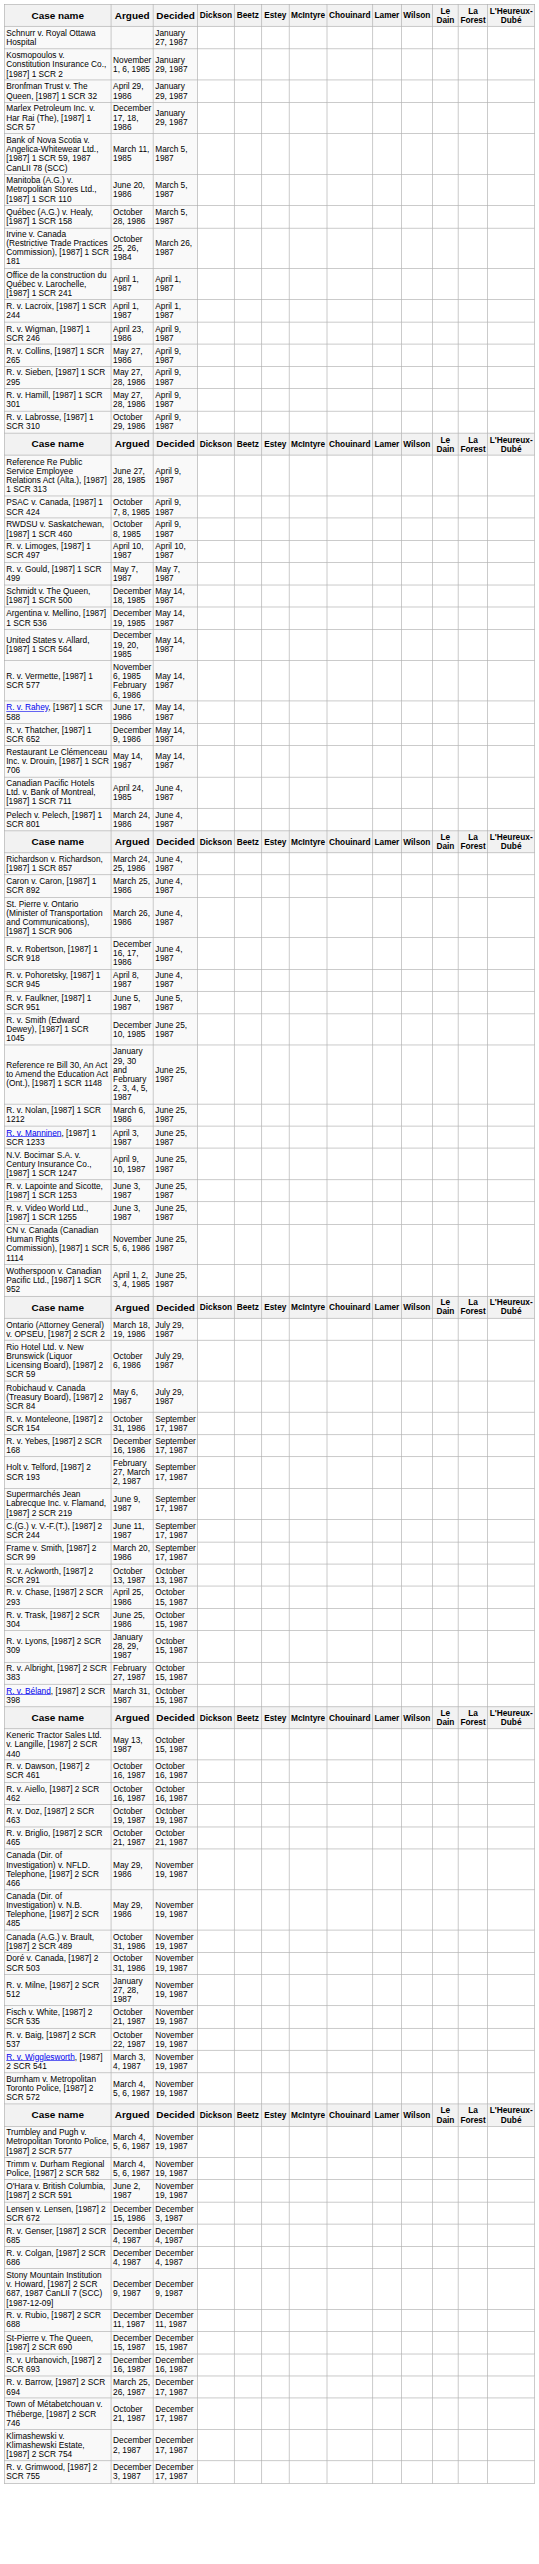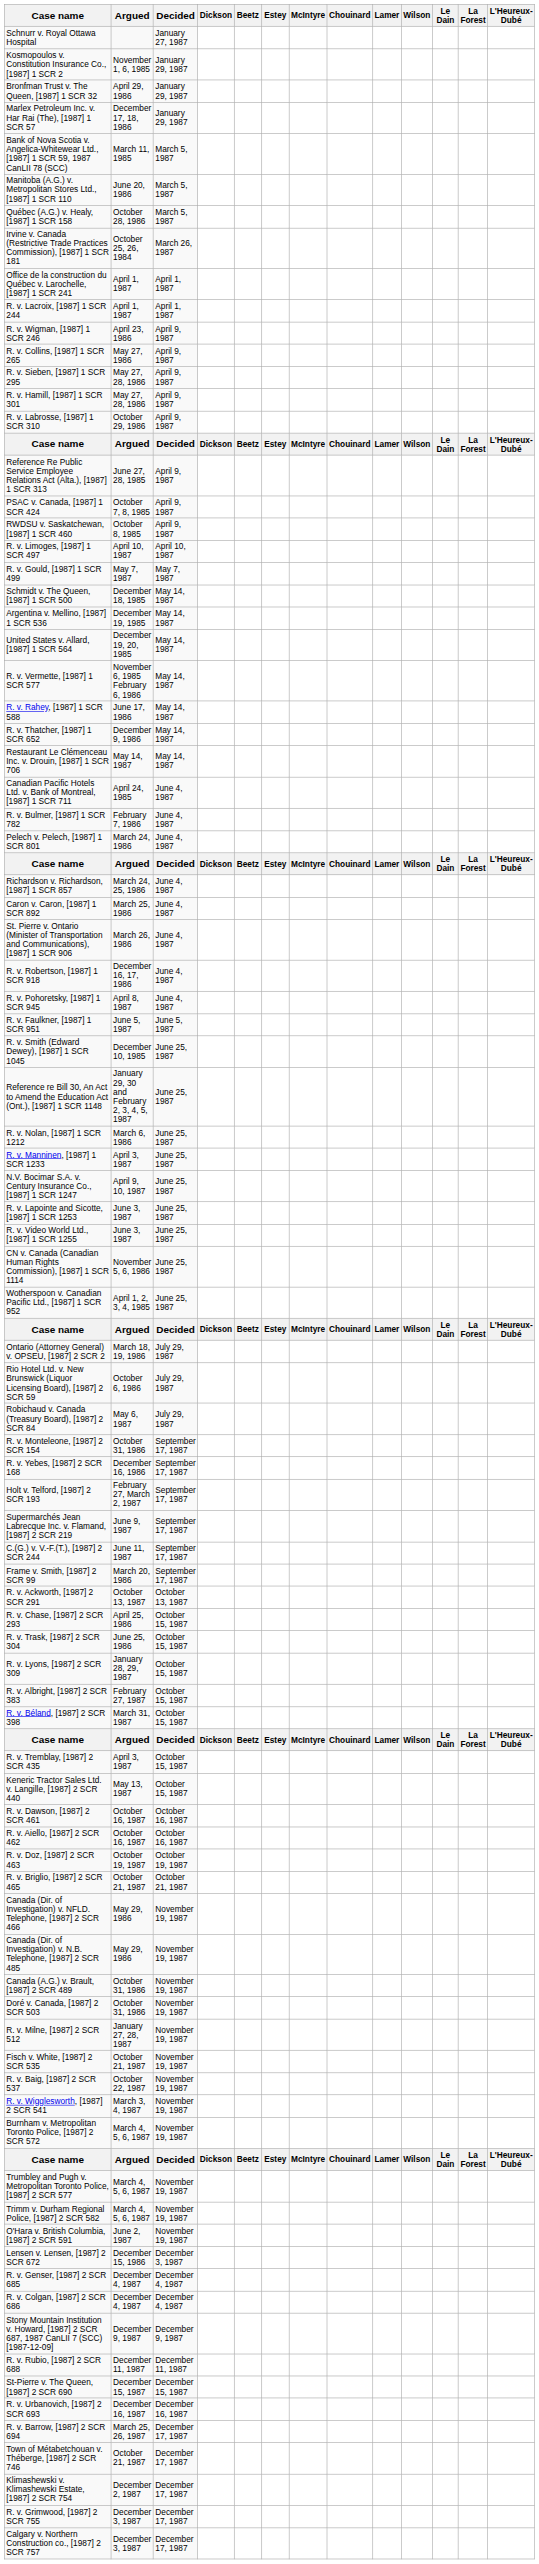+ row: (56, 819)
+ row: (50, 1762)
+ row: (54, 2543)
